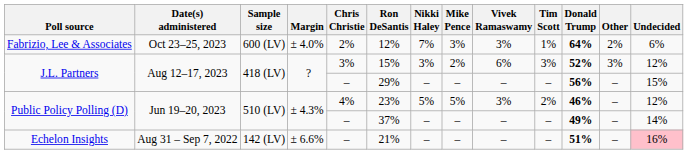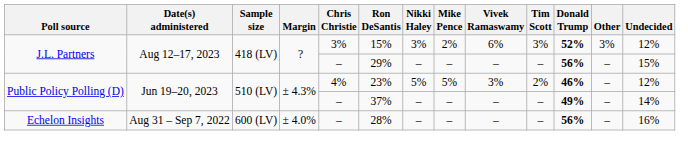- row: (69, 44)
(264, 139) 142 (LV) -> (256, 120) 600 (LV)
(307, 139) ± 6.6% -> (299, 120) ± 4.0%
(389, 139) 21% -> (381, 120) 28%
(581, 139) 51% -> (573, 120) 56%
(657, 139) pink background -> (649, 120) no background
